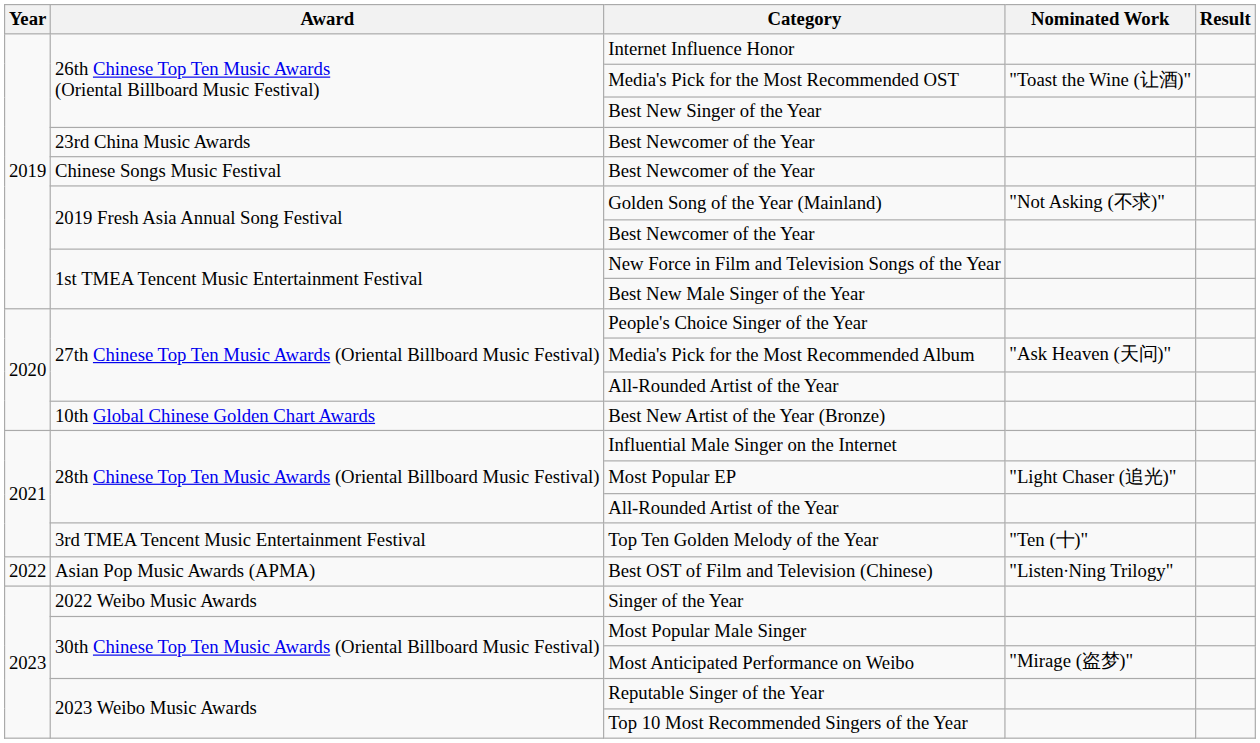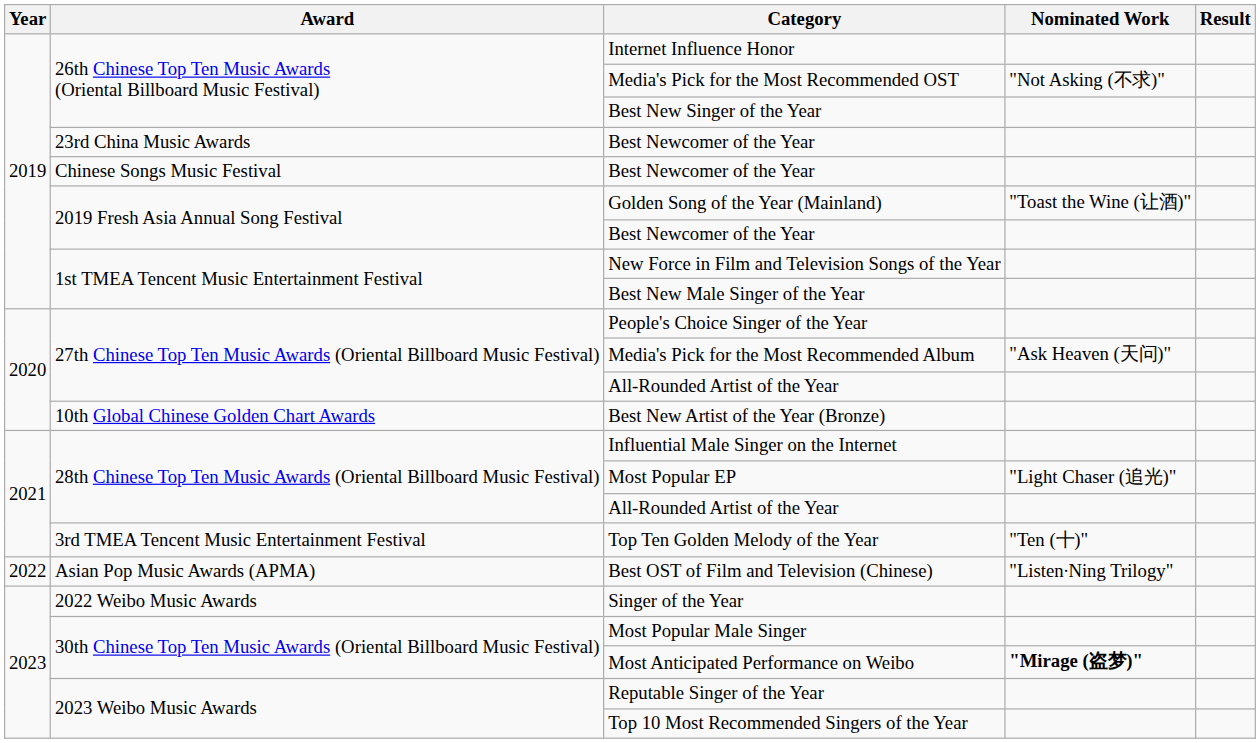(1100, 79) "Toast the Wine (让酒)" -> (1087, 79) "Not Asking (不求)"
(1087, 202) "Not Asking (不求)" -> (1100, 202) "Toast the Wine (让酒)"
(1071, 661) normal -> (1076, 661) bold
